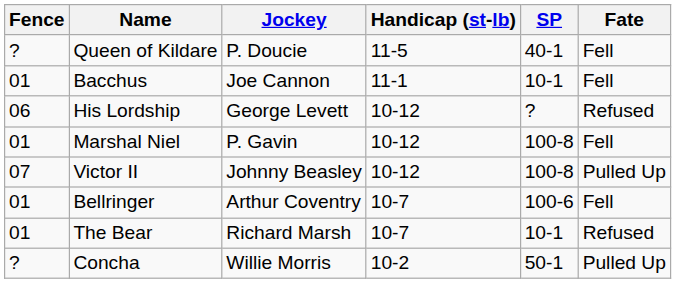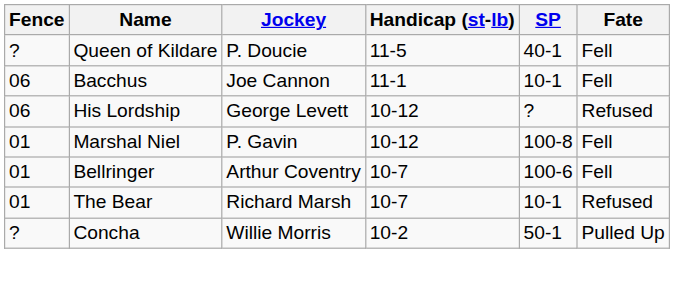(20, 80) 01 -> (20, 80) 06
- row: (106, 171)
